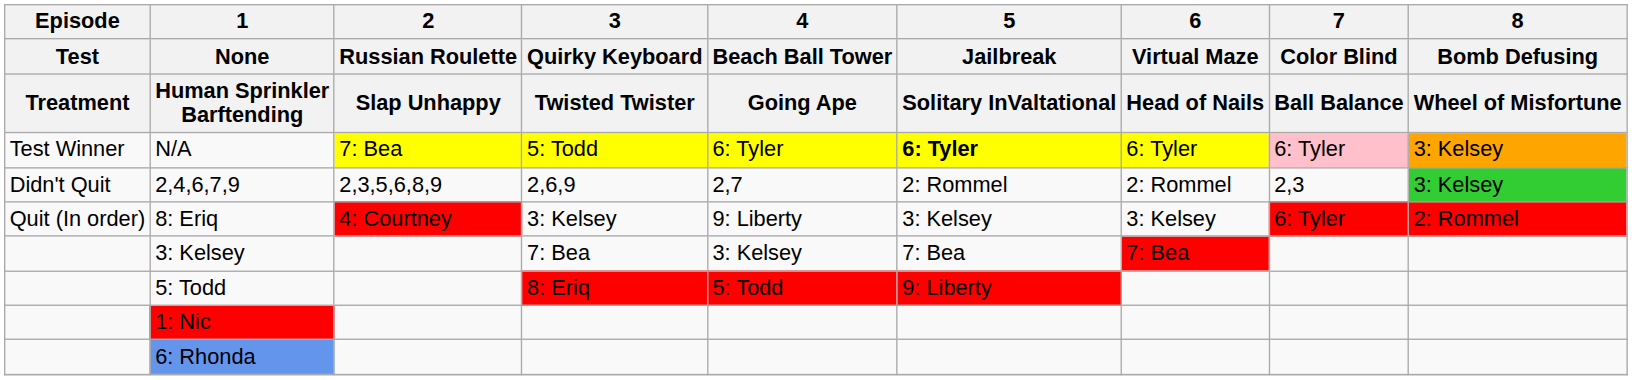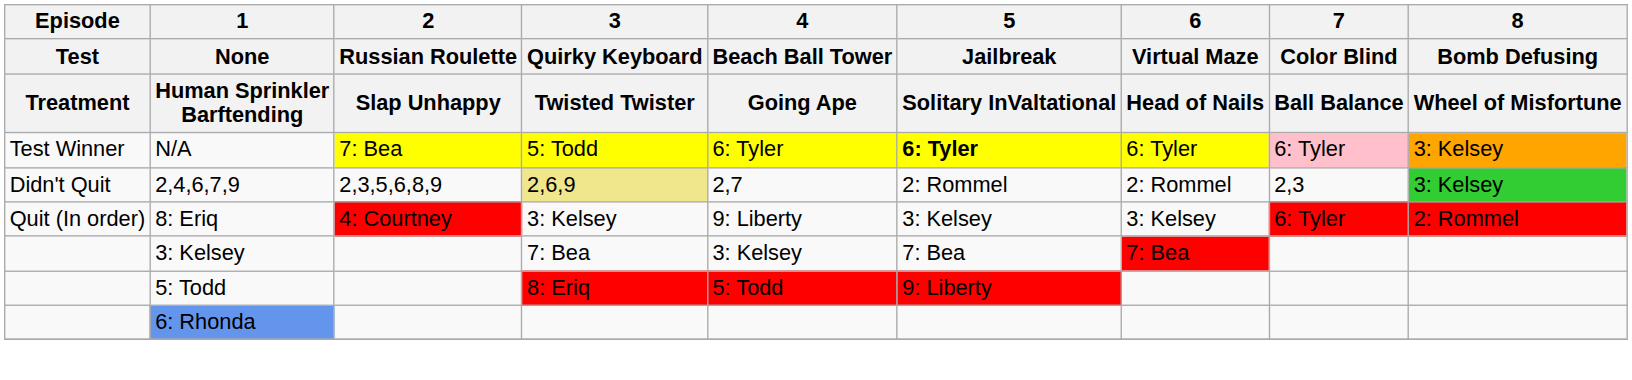(551, 184) no background -> (551, 184) khaki background
- row: (183, 322)
